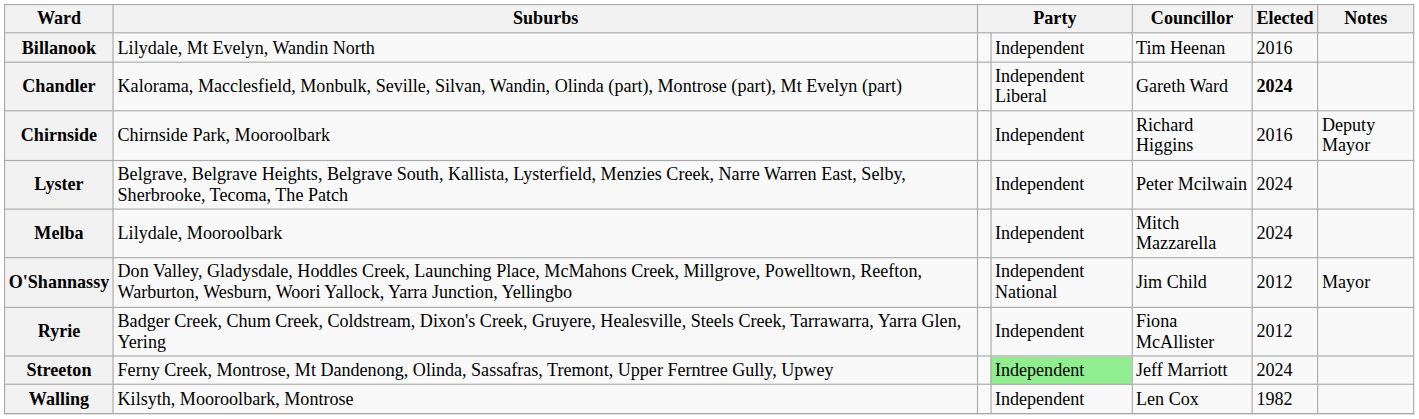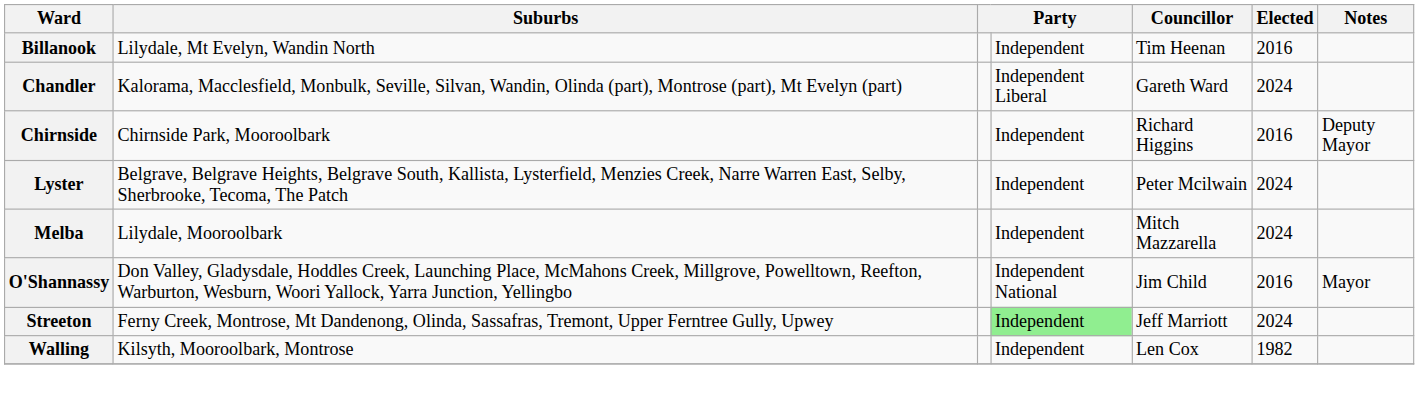(1274, 86) bold -> (1274, 86) normal
(1274, 282) 2012 -> (1274, 282) 2016
- row: (59, 331)
